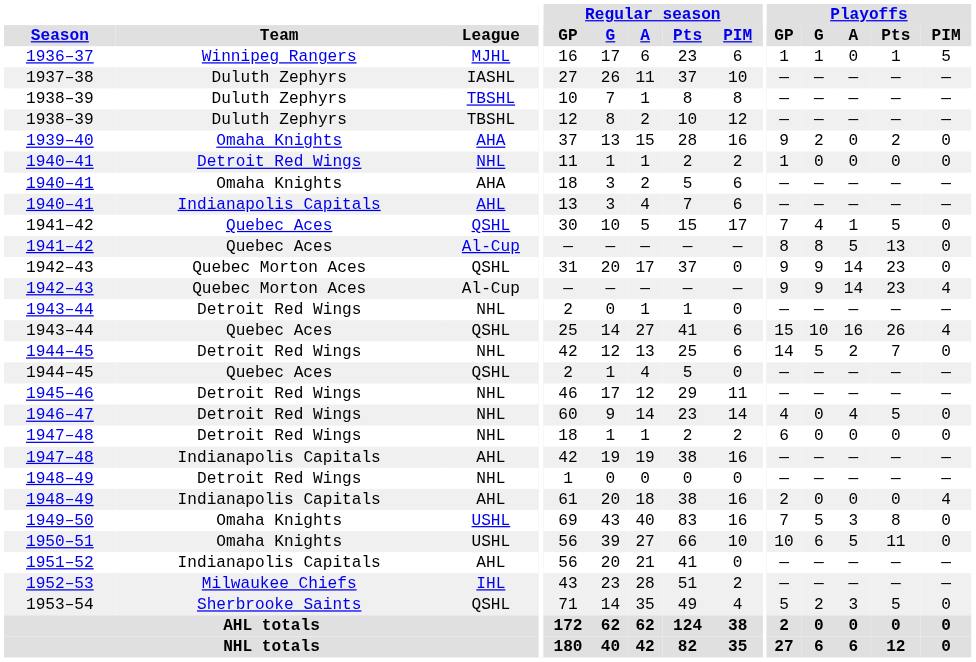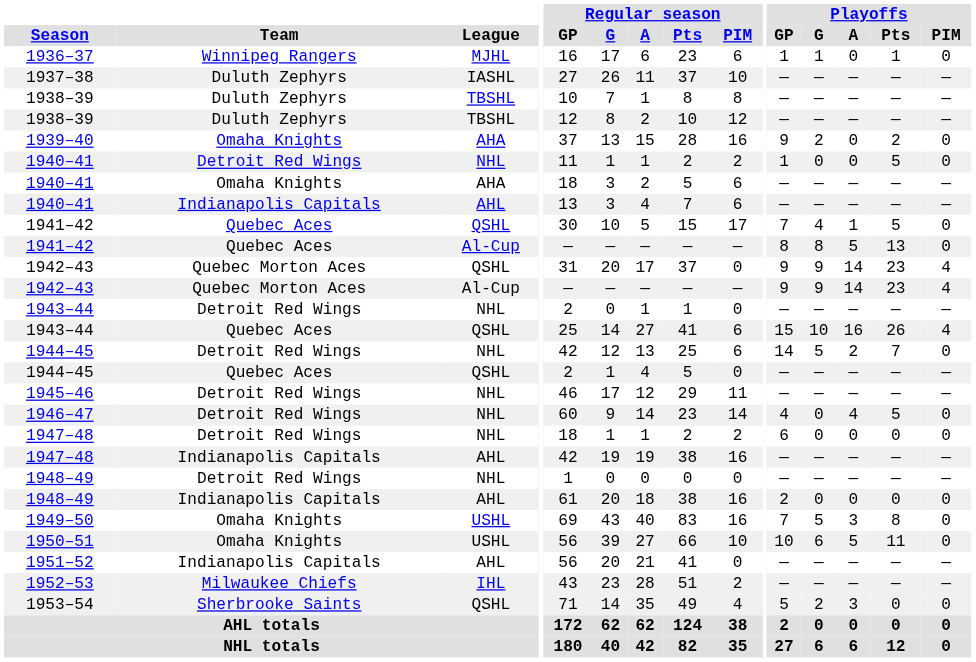(946, 57) 5 -> (946, 57) 0
(896, 162) 0 -> (896, 162) 5
(946, 268) 0 -> (946, 268) 4
(946, 499) 4 -> (946, 499) 0
(896, 605) 5 -> (896, 605) 0
